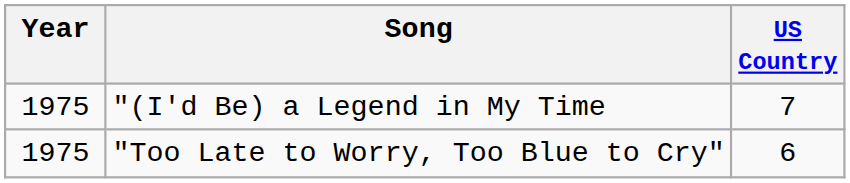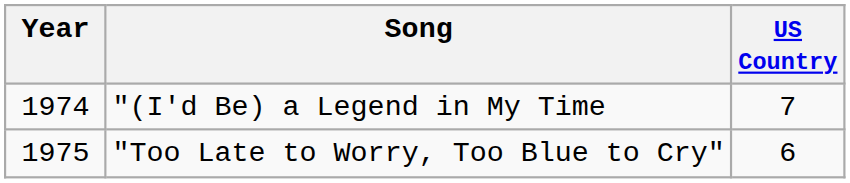(55, 107) 1975 -> (55, 107) 1974
